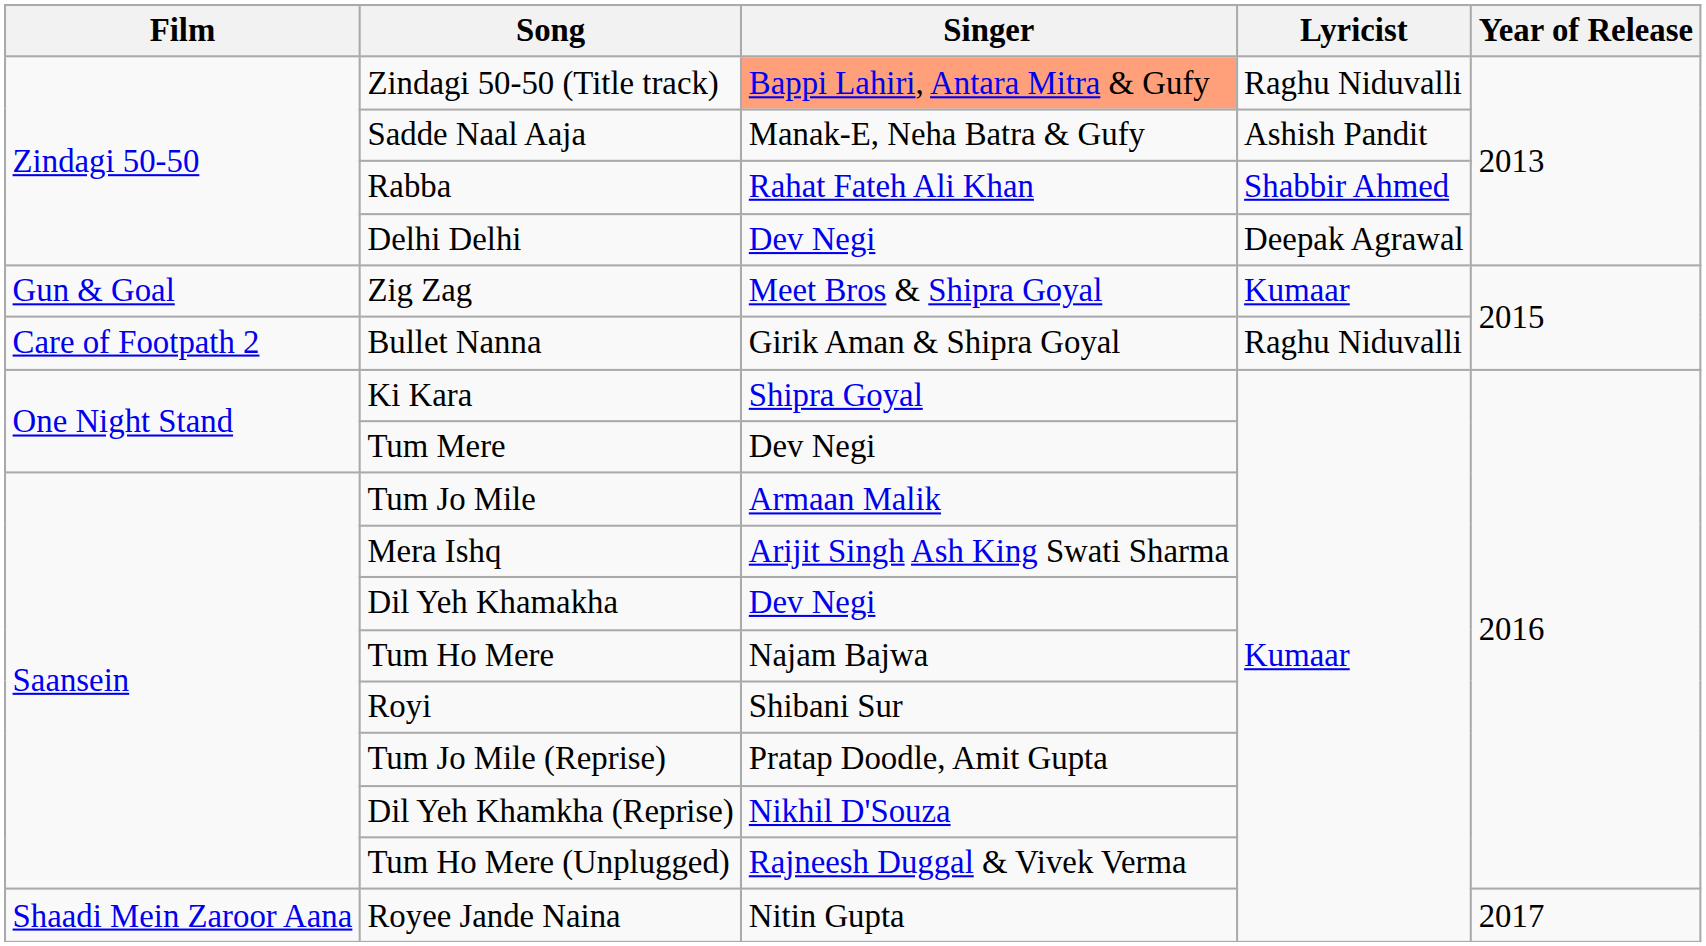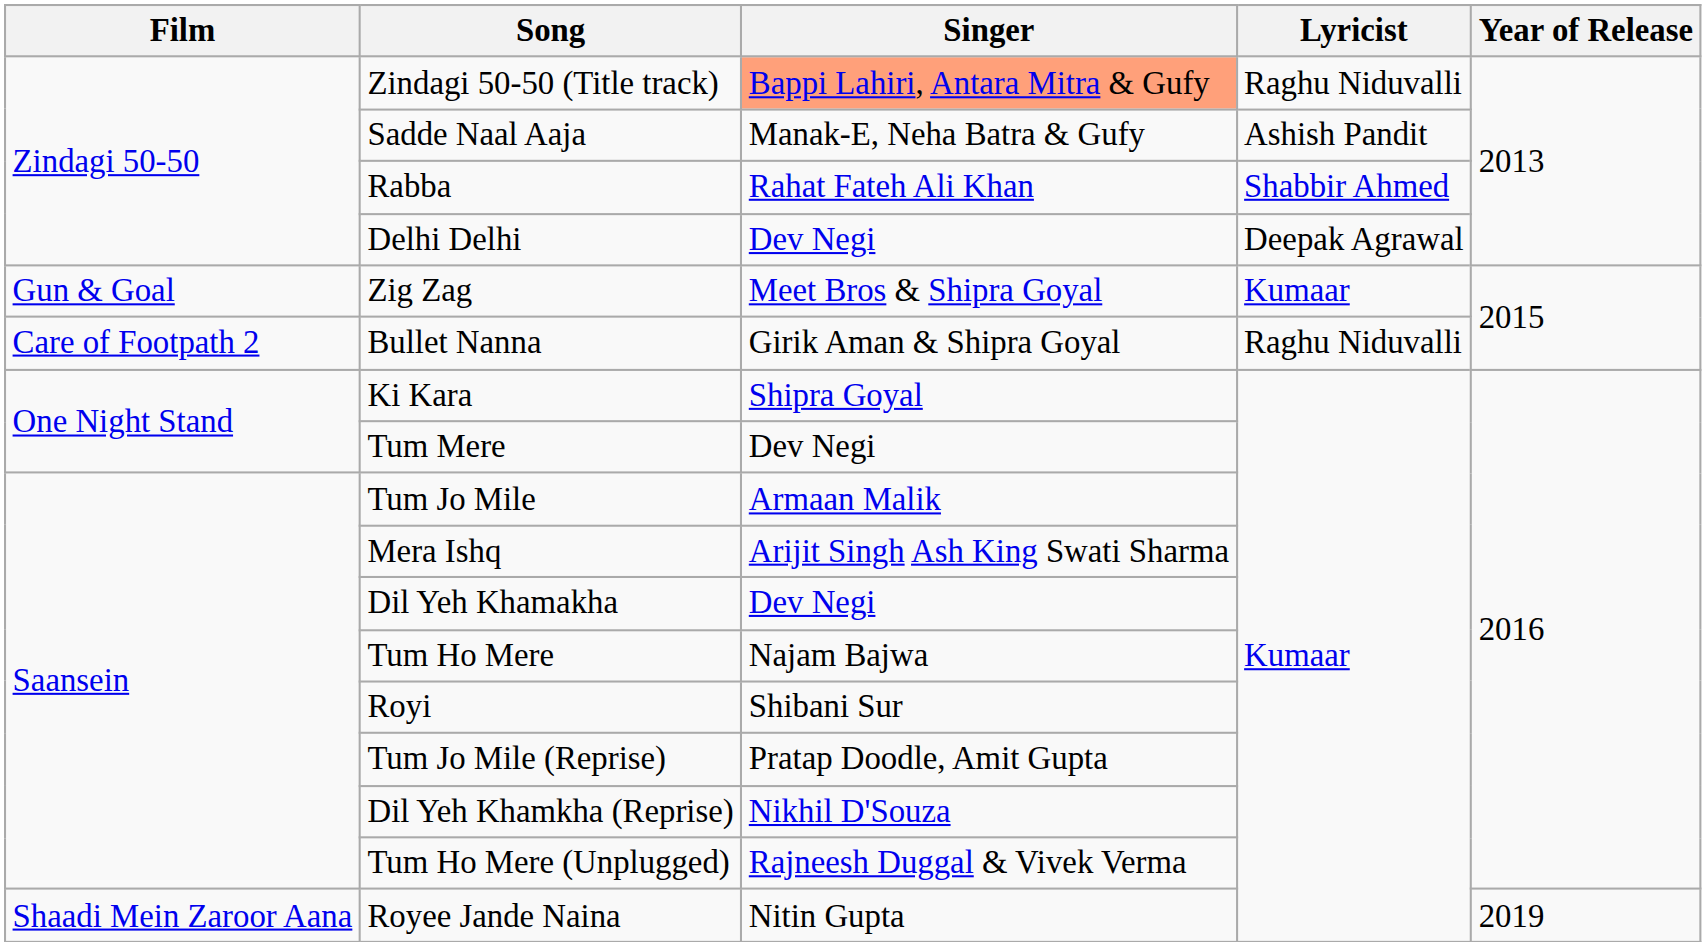(1512, 914) 2017 -> (1512, 914) 2019
